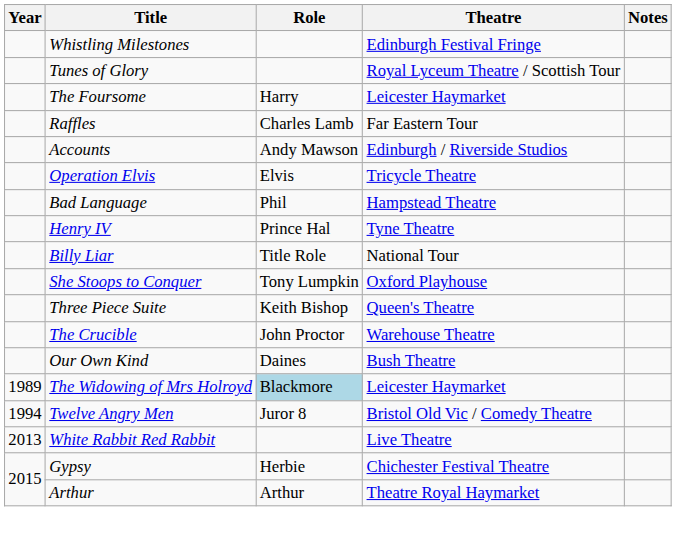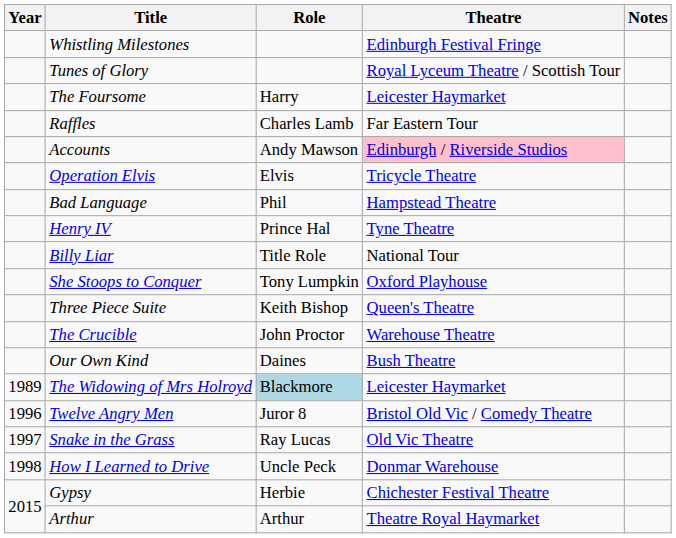(467, 149) no background -> (467, 149) pink background
(25, 413) 1994 -> (25, 413) 1996
+ row: (112, 439)
+ row: (129, 466)
- row: (132, 439)
